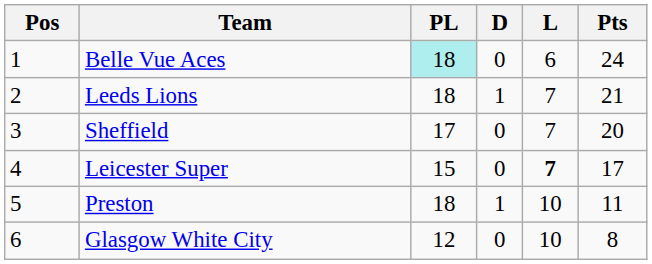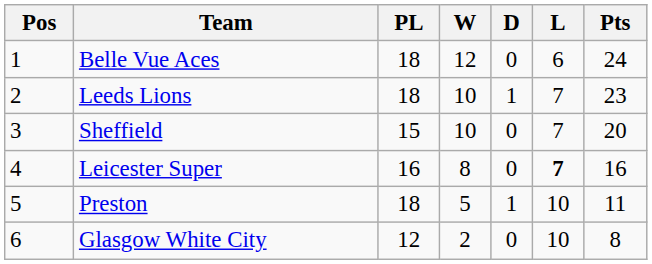+ column: (465, 22)
(444, 58) paleturquoise background -> (409, 58) no background
(612, 95) 21 -> (615, 95) 23
(444, 131) 17 -> (409, 131) 15
(444, 167) 15 -> (409, 167) 16
(612, 167) 17 -> (615, 167) 16
